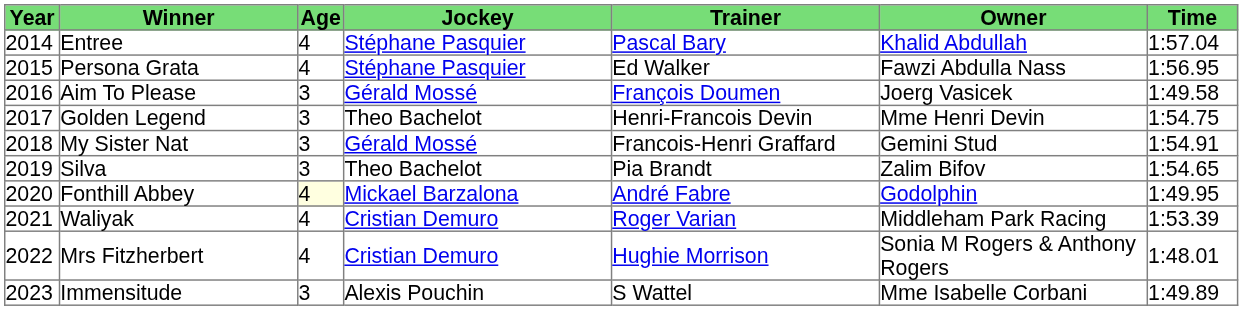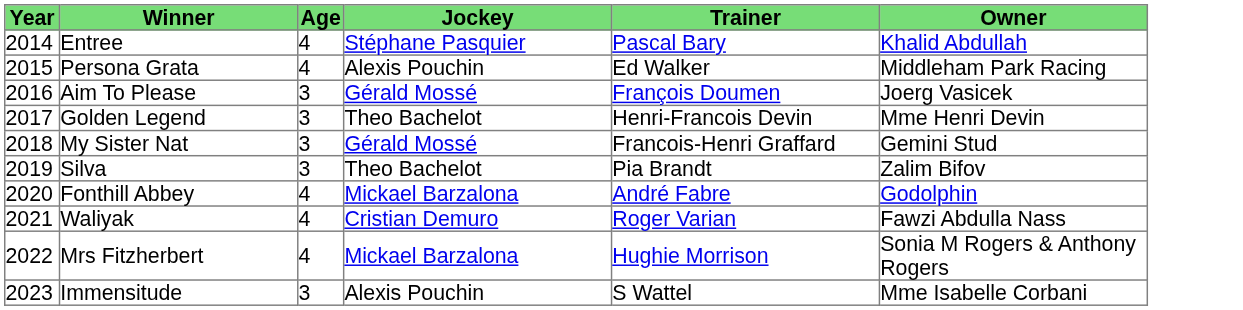- column: (1192, 17)
(435, 68) Stéphane Pasquier -> (414, 68) Alexis Pouchin
(973, 68) Fawzi Abdulla Nass -> (993, 68) Middleham Park Racing
(304, 193) lightyellow background -> (304, 193) no background
(993, 219) Middleham Park Racing -> (973, 219) Fawzi Abdulla Nass
(421, 256) Cristian Demuro -> (431, 256) Mickael Barzalona
